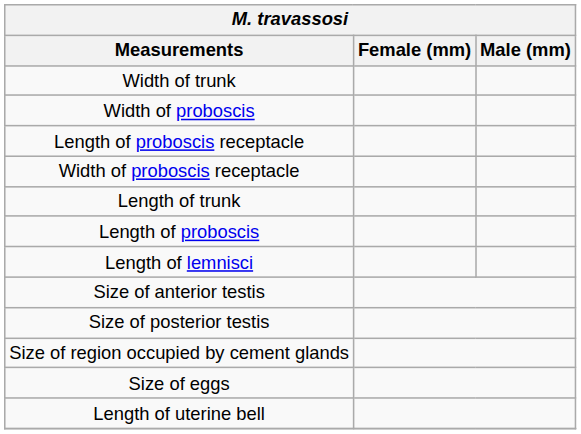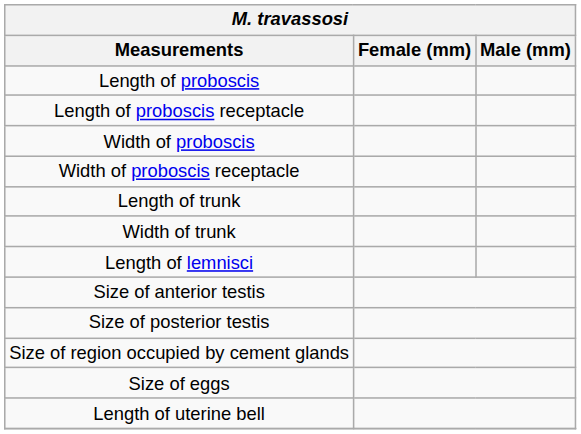rows swapped: (179, 232) <-> (179, 80)
rows swapped: (179, 111) <-> (179, 141)
